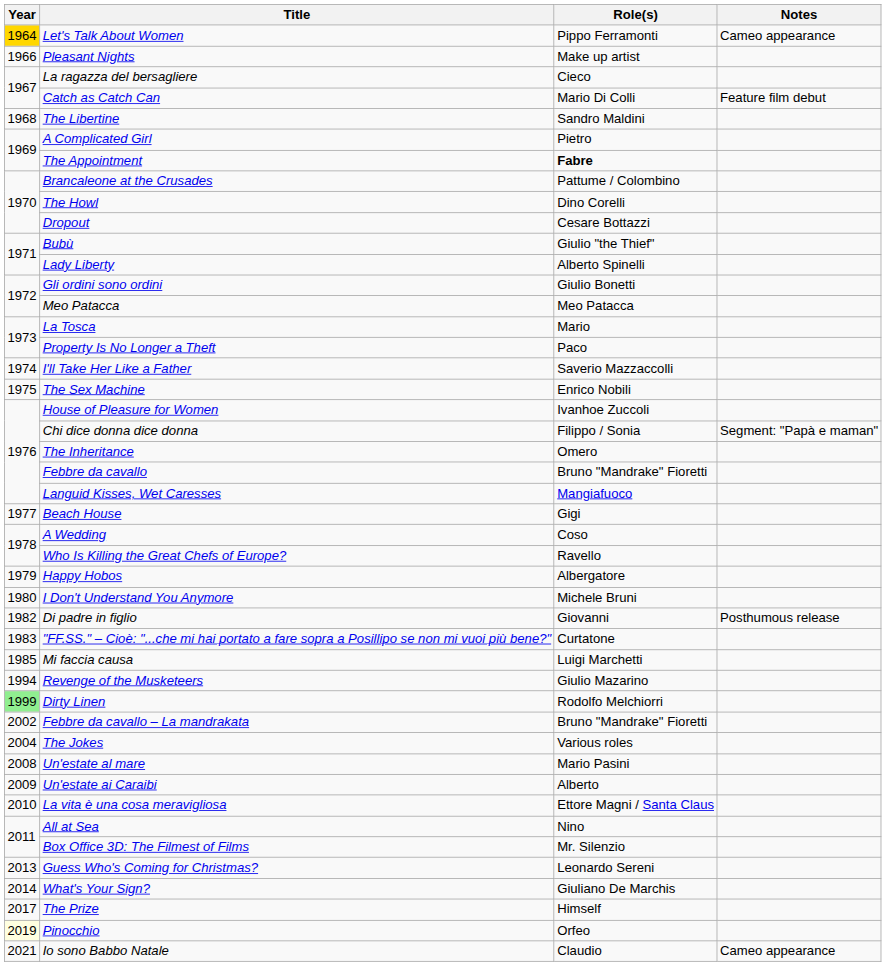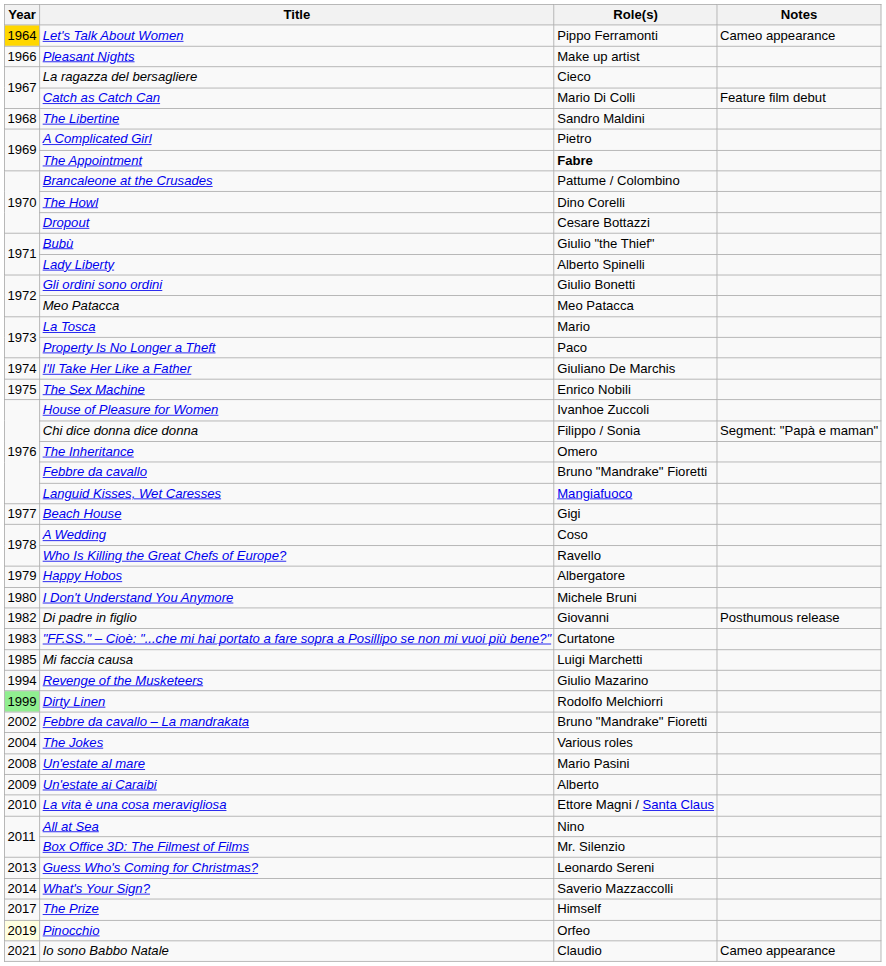(615, 368) Saverio Mazzaccolli -> (616, 368) Giuliano De Marchis
(616, 888) Giuliano De Marchis -> (615, 888) Saverio Mazzaccolli
